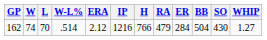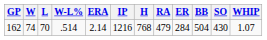(98, 27) 2.12 -> (98, 27) 2.14
(144, 27) 766 -> (144, 27) 768
(246, 27) 1.27 -> (246, 27) 1.07
